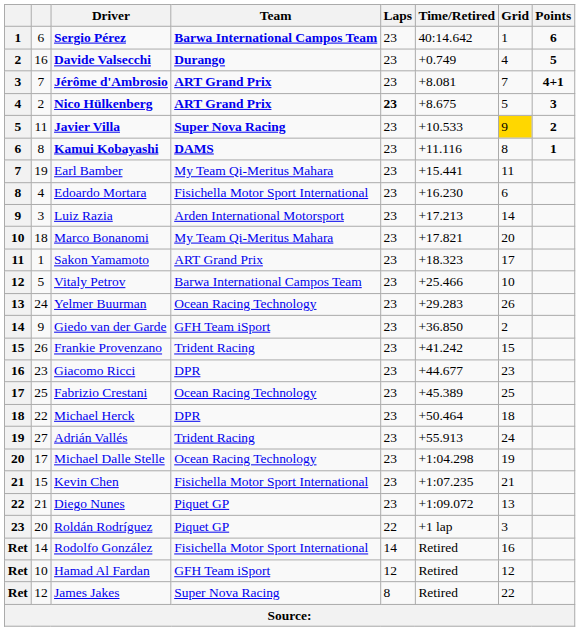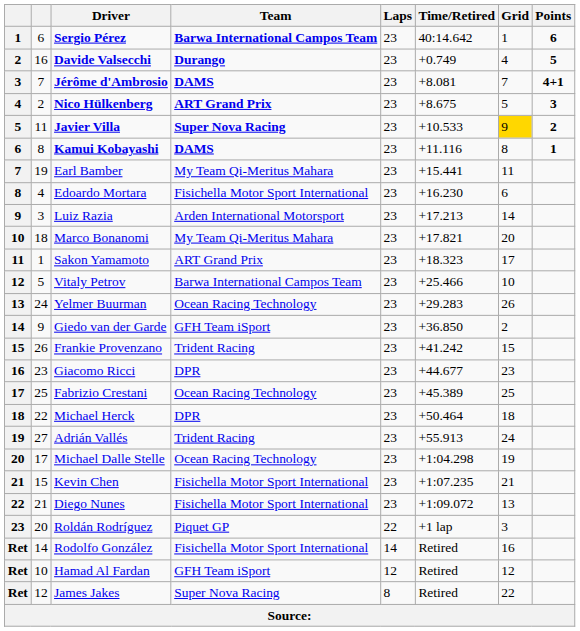(223, 81) ART Grand Prix -> (194, 81) DAMS
(390, 104) bold -> (390, 104) normal
(202, 503) Piquet GP -> (271, 503) Fisichella Motor Sport International
